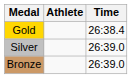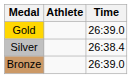(106, 30) 26:38.4 -> (106, 30) 26:39.0
(106, 47) 26:39.0 -> (106, 47) 26:38.4
